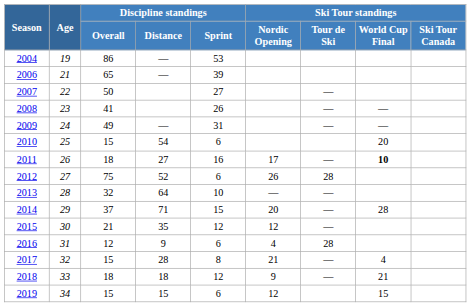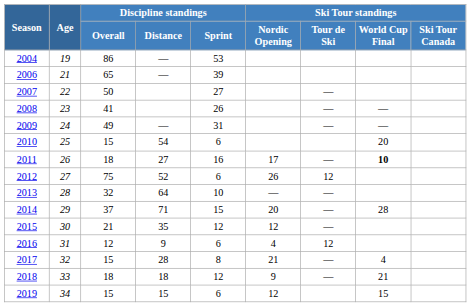(328, 176) 28 -> (328, 176) 12
(328, 243) 28 -> (328, 243) 12
